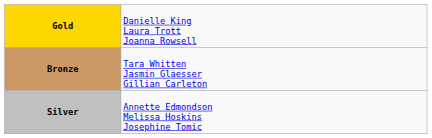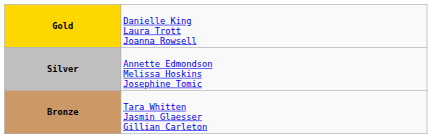rows swapped: (63, 112) <-> (63, 69)
